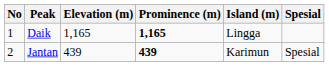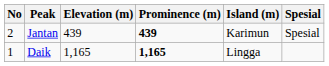rows swapped: (39, 33) <-> (43, 52)
